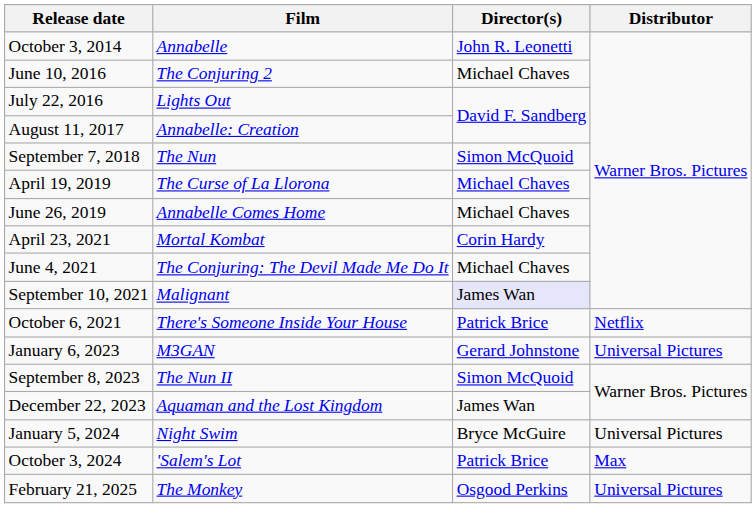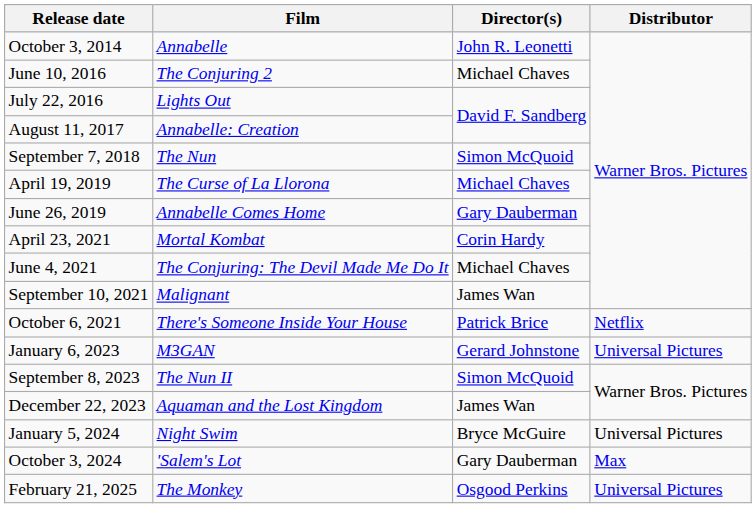(513, 211) Michael Chaves -> (517, 211) Gary Dauberman
(496, 294) lavender background -> (496, 294) no background
(502, 460) Patrick Brice -> (517, 460) Gary Dauberman
